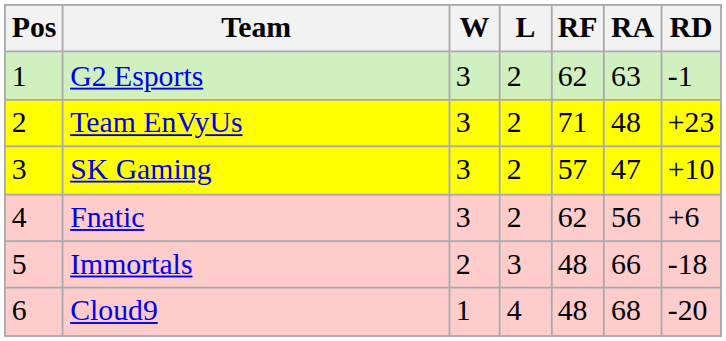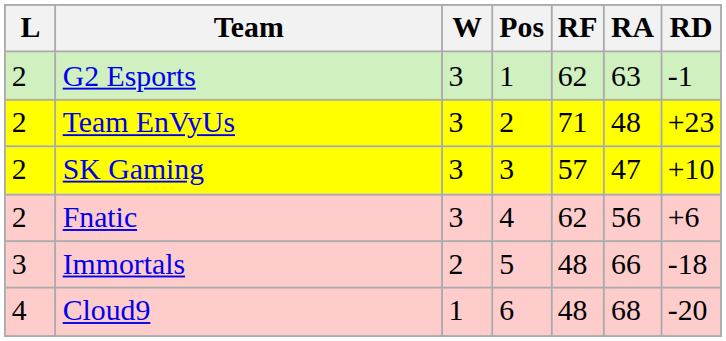columns swapped: (34, 28) <-> (525, 28)
